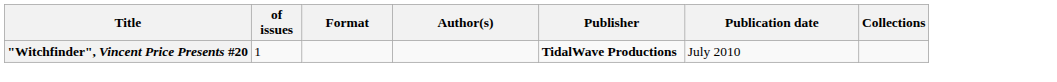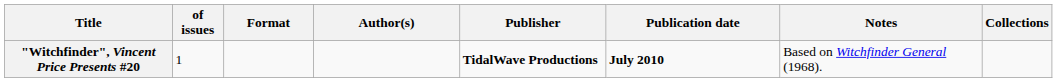+ column: (881, 22)
(714, 51) normal -> (636, 59) bold
